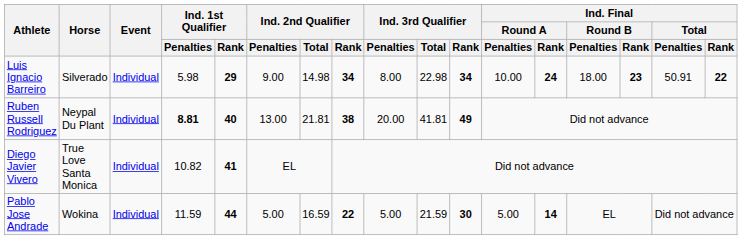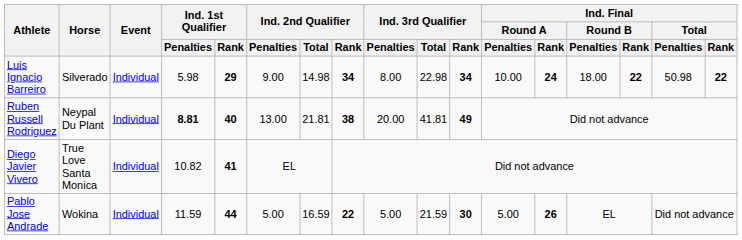(636, 77) 23 -> (636, 77) 22
(678, 77) 50.91 -> (678, 77) 50.98
(551, 214) 14 -> (551, 214) 26
